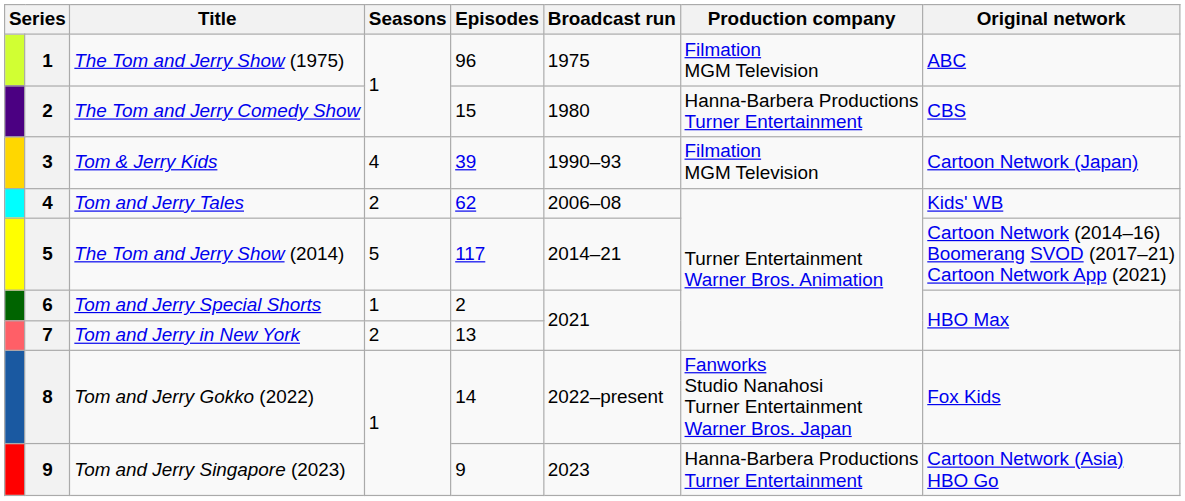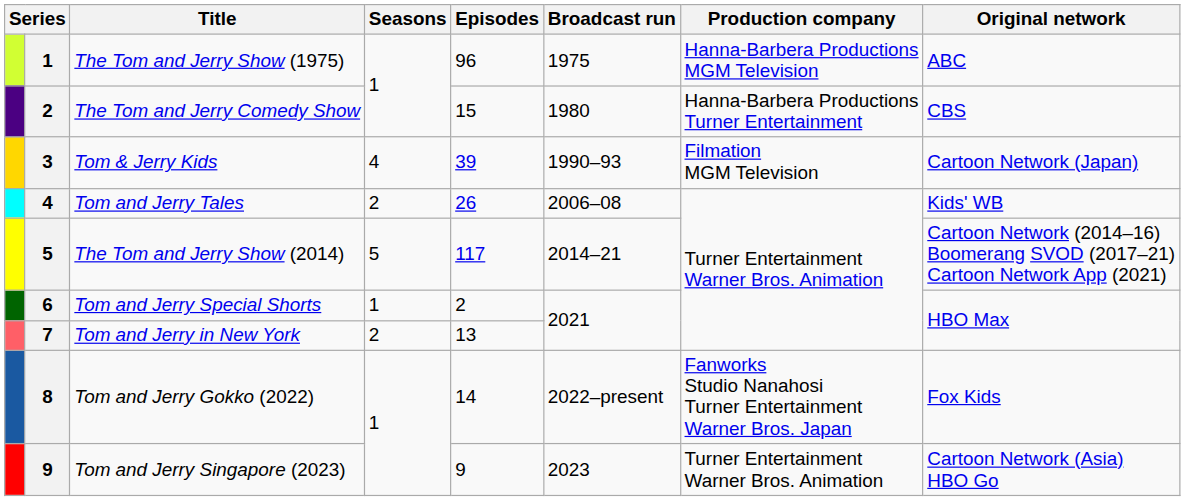(752, 60) Filmation MGM Television -> (802, 60) Hanna-Barbera Productions MGM Television
(466, 202) 62 -> (466, 202) 26
(802, 469) Hanna-Barbera Productions Turner Entertainment -> (784, 469) Turner Entertainment Warner Bros. Animation
